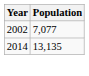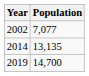+ row: (17, 63)
